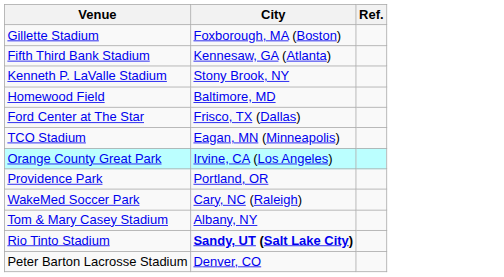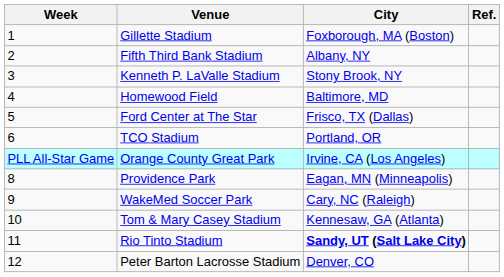+ column: (61, 14)
(262, 55) Kennesaw, GA (Atlanta) -> (338, 55) Albany, NY
(267, 138) Eagan, MN (Minneapolis) -> (344, 138) Portland, OR
(231, 179) Portland, OR -> (379, 179) Eagan, MN (Minneapolis)
(225, 220) Albany, NY -> (375, 220) Kennesaw, GA (Atlanta)
